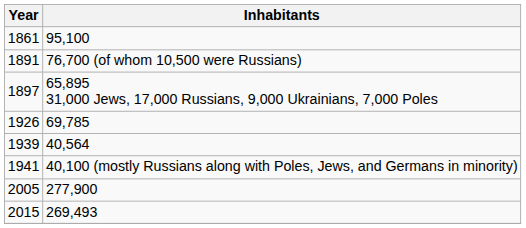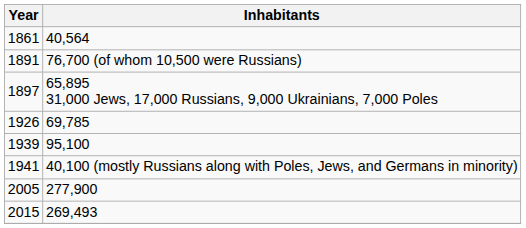(68, 38) 95,100 -> (68, 38) 40,564
(68, 144) 40,564 -> (68, 144) 95,100
